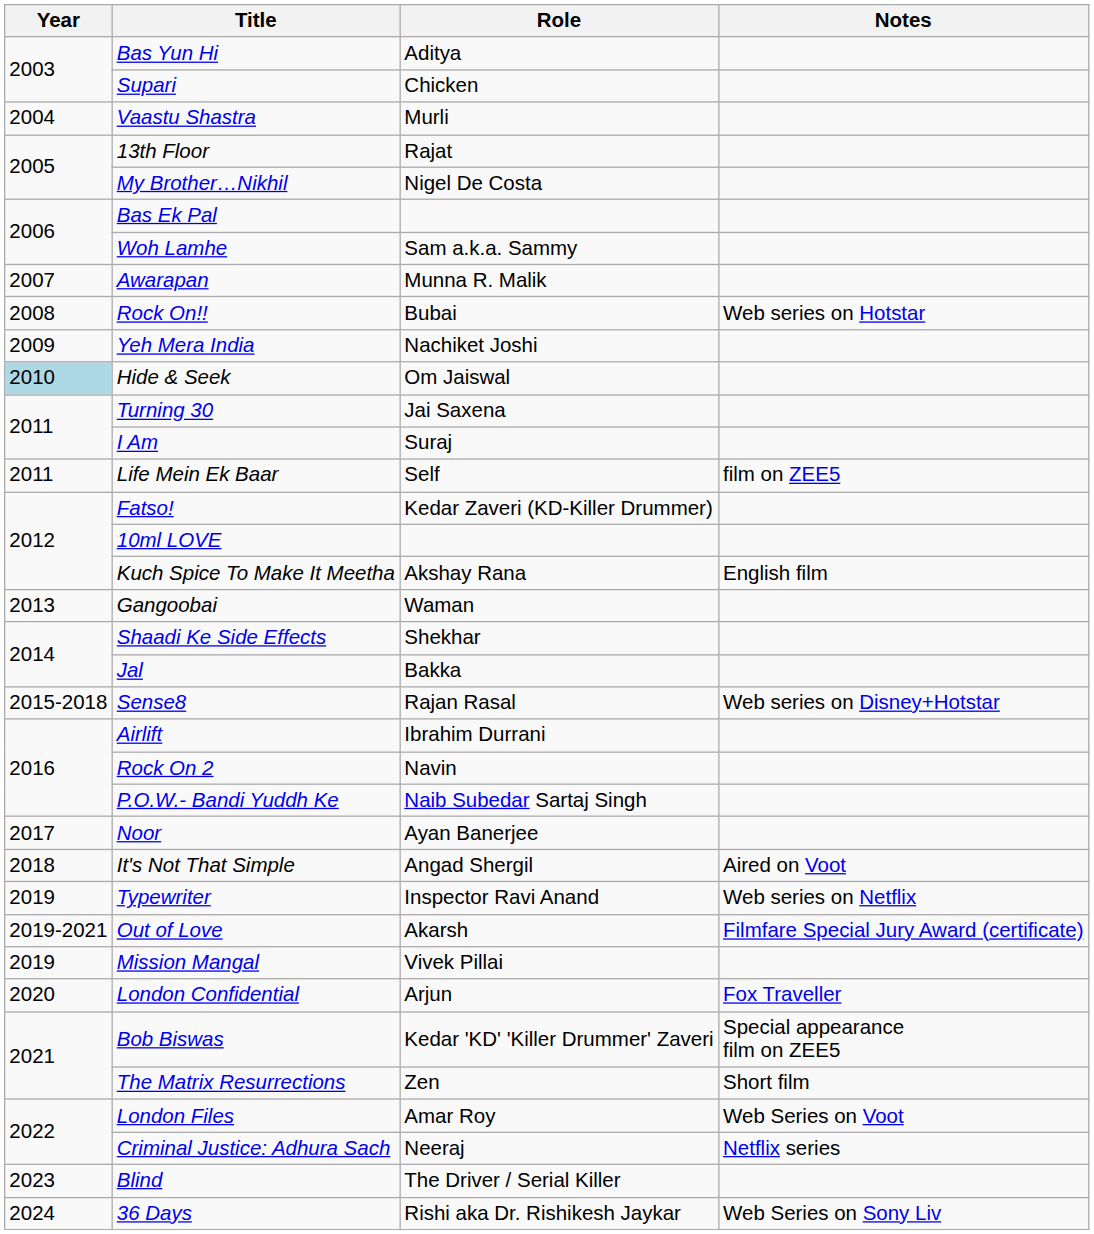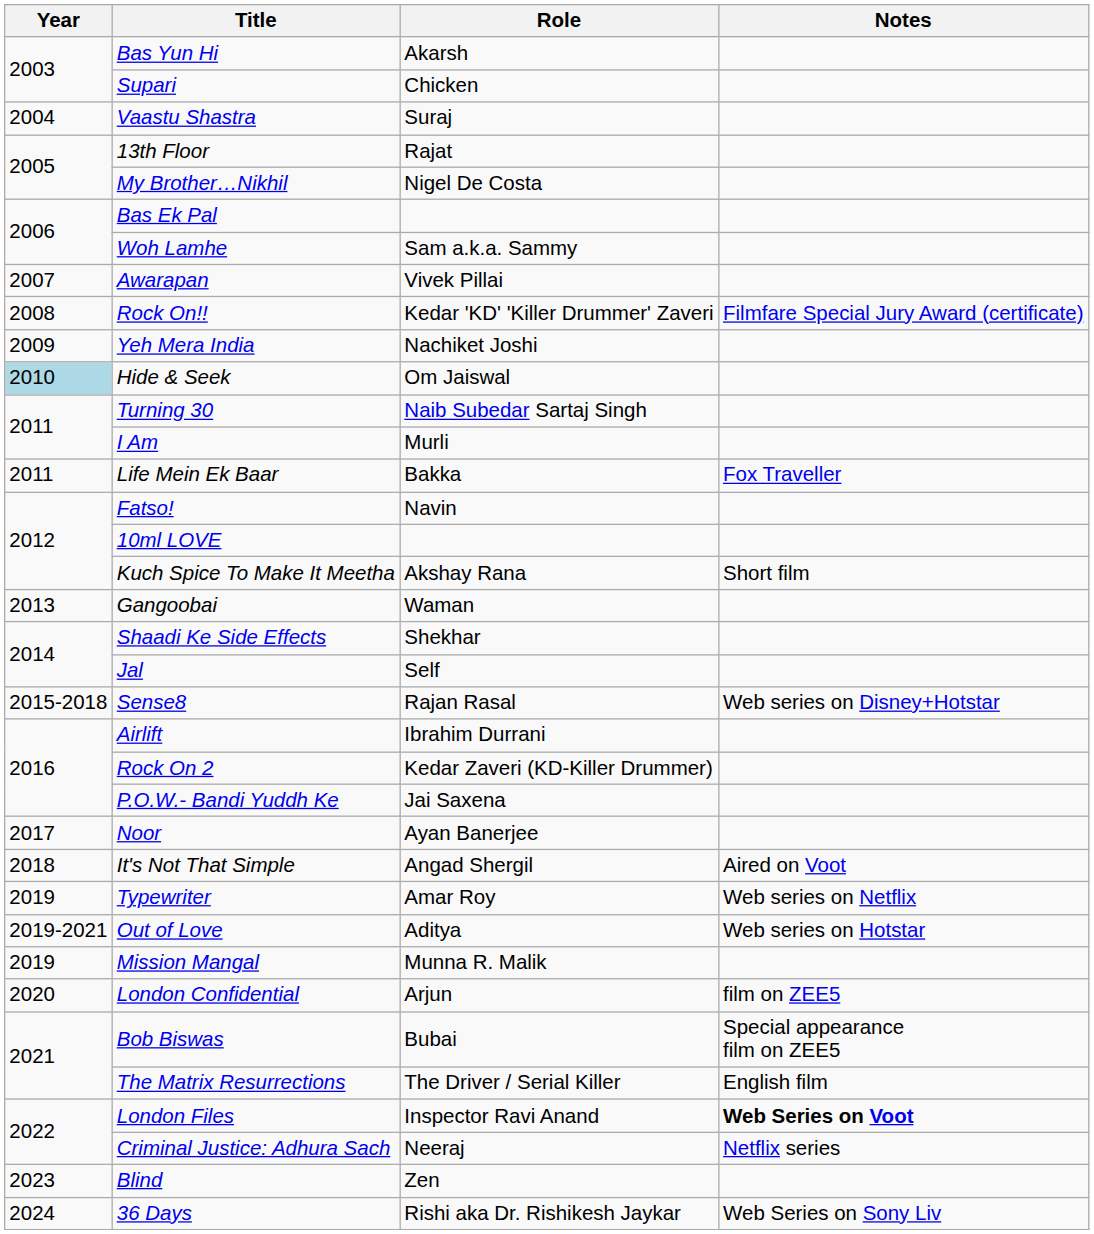(433, 53) Aditya -> (436, 53) Akarsh
(427, 118) Murli -> (428, 118) Suraj
(475, 280) Munna R. Malik -> (454, 280) Vivek Pillai
(431, 313) Bubai -> (559, 313) Kedar 'KD' 'Killer Drummer' Zaveri
(824, 313) Web series on Hotstar -> (903, 313) Filmfare Special Jury Award (certificate)
(455, 410) Jai Saxena -> (526, 410) Naib Subedar Sartaj Singh
(428, 442) Suraj -> (427, 442) Murli
(422, 475) Self -> (433, 475) Bakka
(782, 475) film on ZEE5 -> (782, 475) Fox Traveller
(559, 507) Kedar Zaveri (KD-Killer Drummer) -> (431, 507) Navin
(775, 572) English film -> (766, 572) Short film
(433, 670) Bakka -> (422, 670) Self
(431, 767) Navin -> (559, 767) Kedar Zaveri (KD-Killer Drummer)
(526, 800) Naib Subedar Sartaj Singh -> (455, 800) Jai Saxena
(502, 897) Inspector Ravi Anand -> (450, 897) Amar Roy
(436, 930) Akarsh -> (433, 930) Aditya
(903, 930) Filmfare Special Jury Award (certificate) -> (824, 930) Web series on Hotstar
(454, 962) Vivek Pillai -> (475, 962) Munna R. Malik
(782, 995) Fox Traveller -> (782, 995) film on ZEE5
(559, 1039) Kedar 'KD' 'Killer Drummer' Zaveri -> (431, 1039) Bubai
(422, 1083) Zen -> (512, 1083) The Driver / Serial Killer
(766, 1083) Short film -> (775, 1083) English film
(450, 1115) Amar Roy -> (502, 1115) Inspector Ravi Anand
(813, 1115) normal -> (818, 1115) bold
(512, 1180) The Driver / Serial Killer -> (422, 1180) Zen
